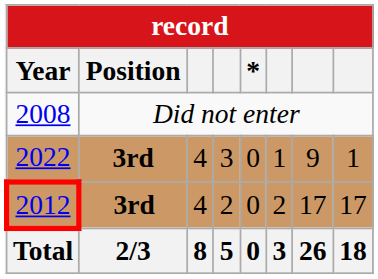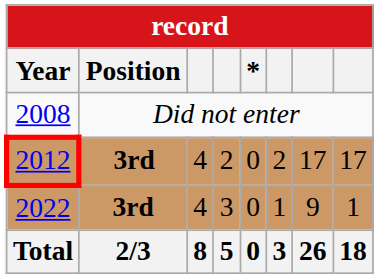rows swapped: (43, 204) <-> (43, 157)
